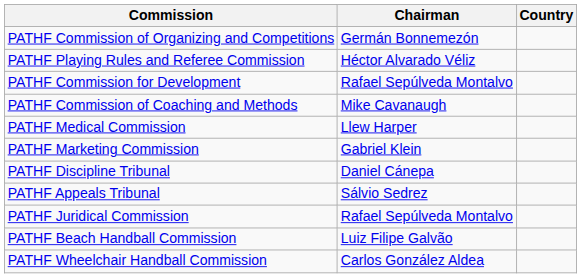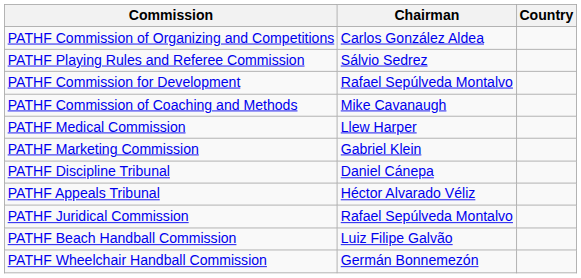(410, 37) Germán Bonnemezón -> (412, 37) Carlos González Aldea
(408, 60) Héctor Alvarado Véliz -> (384, 60) Sálvio Sedrez
(384, 194) Sálvio Sedrez -> (408, 194) Héctor Alvarado Véliz
(412, 261) Carlos González Aldea -> (410, 261) Germán Bonnemezón
